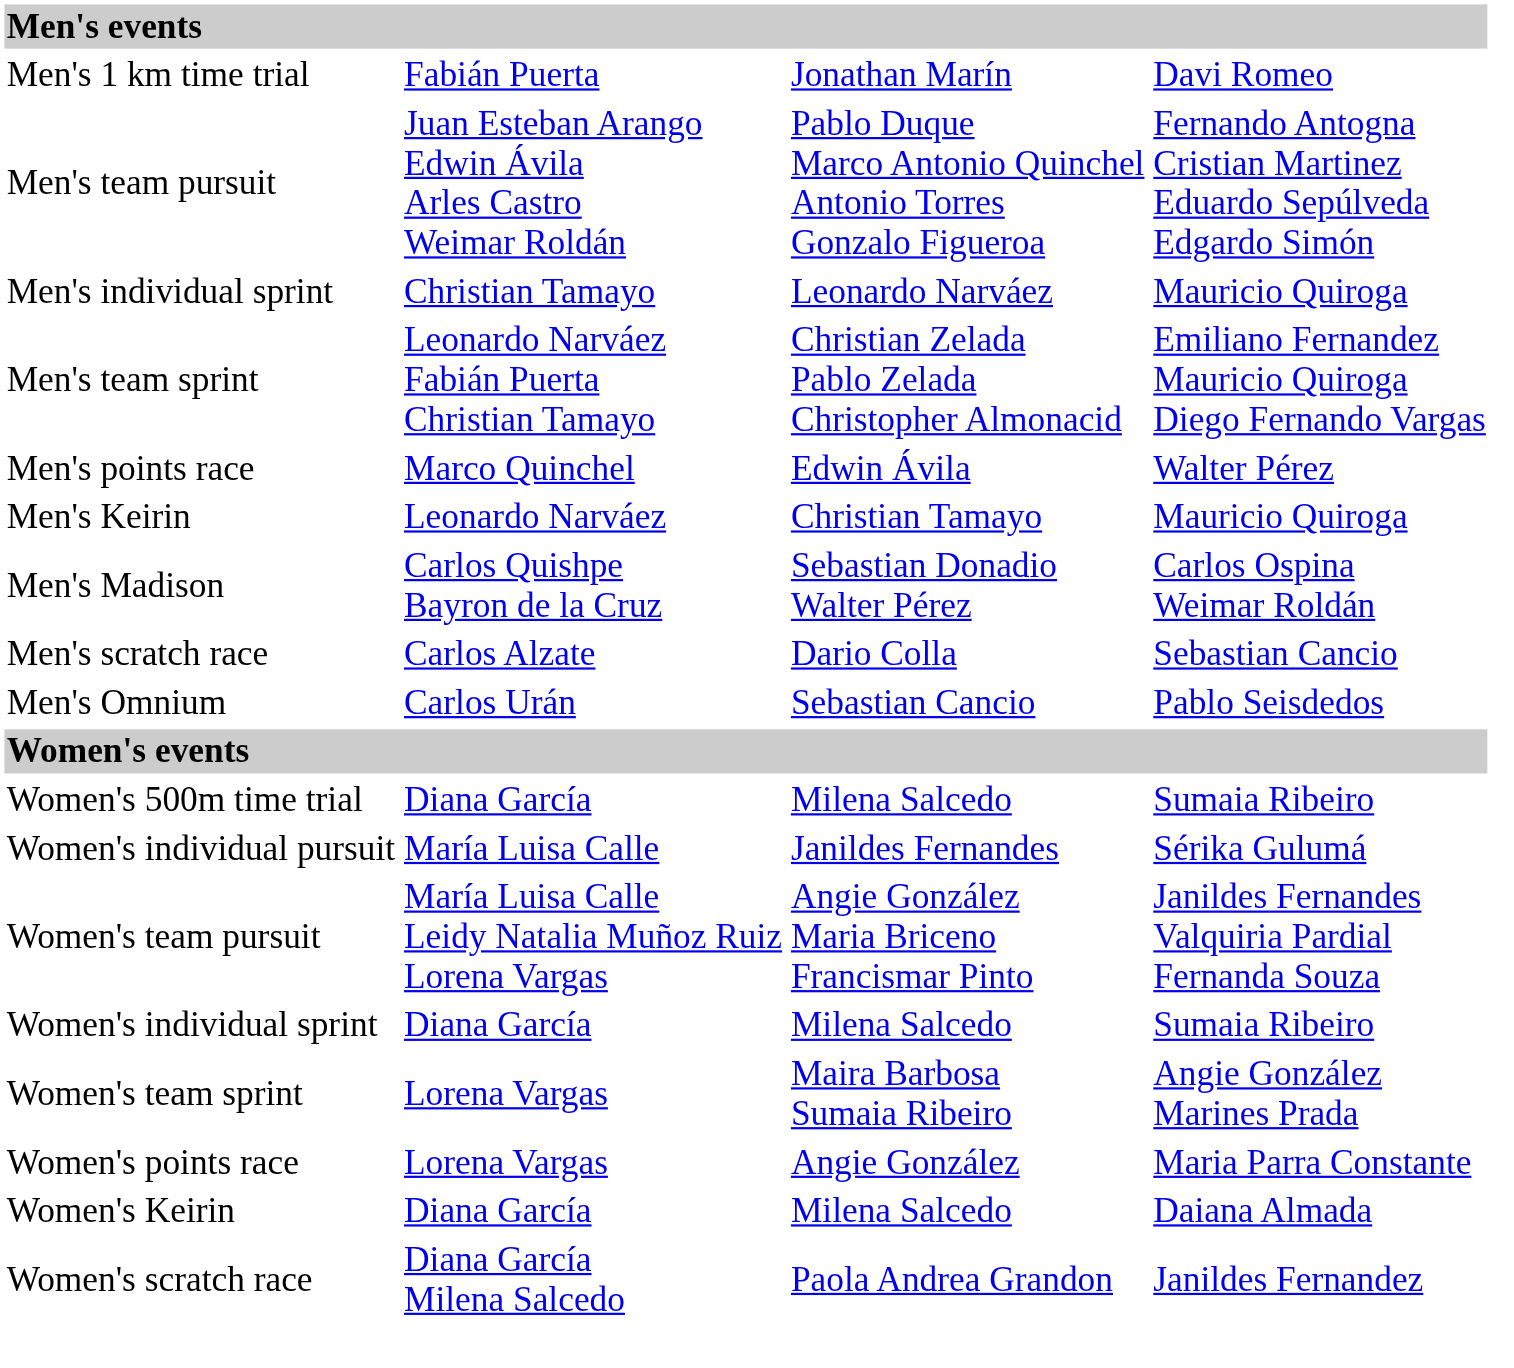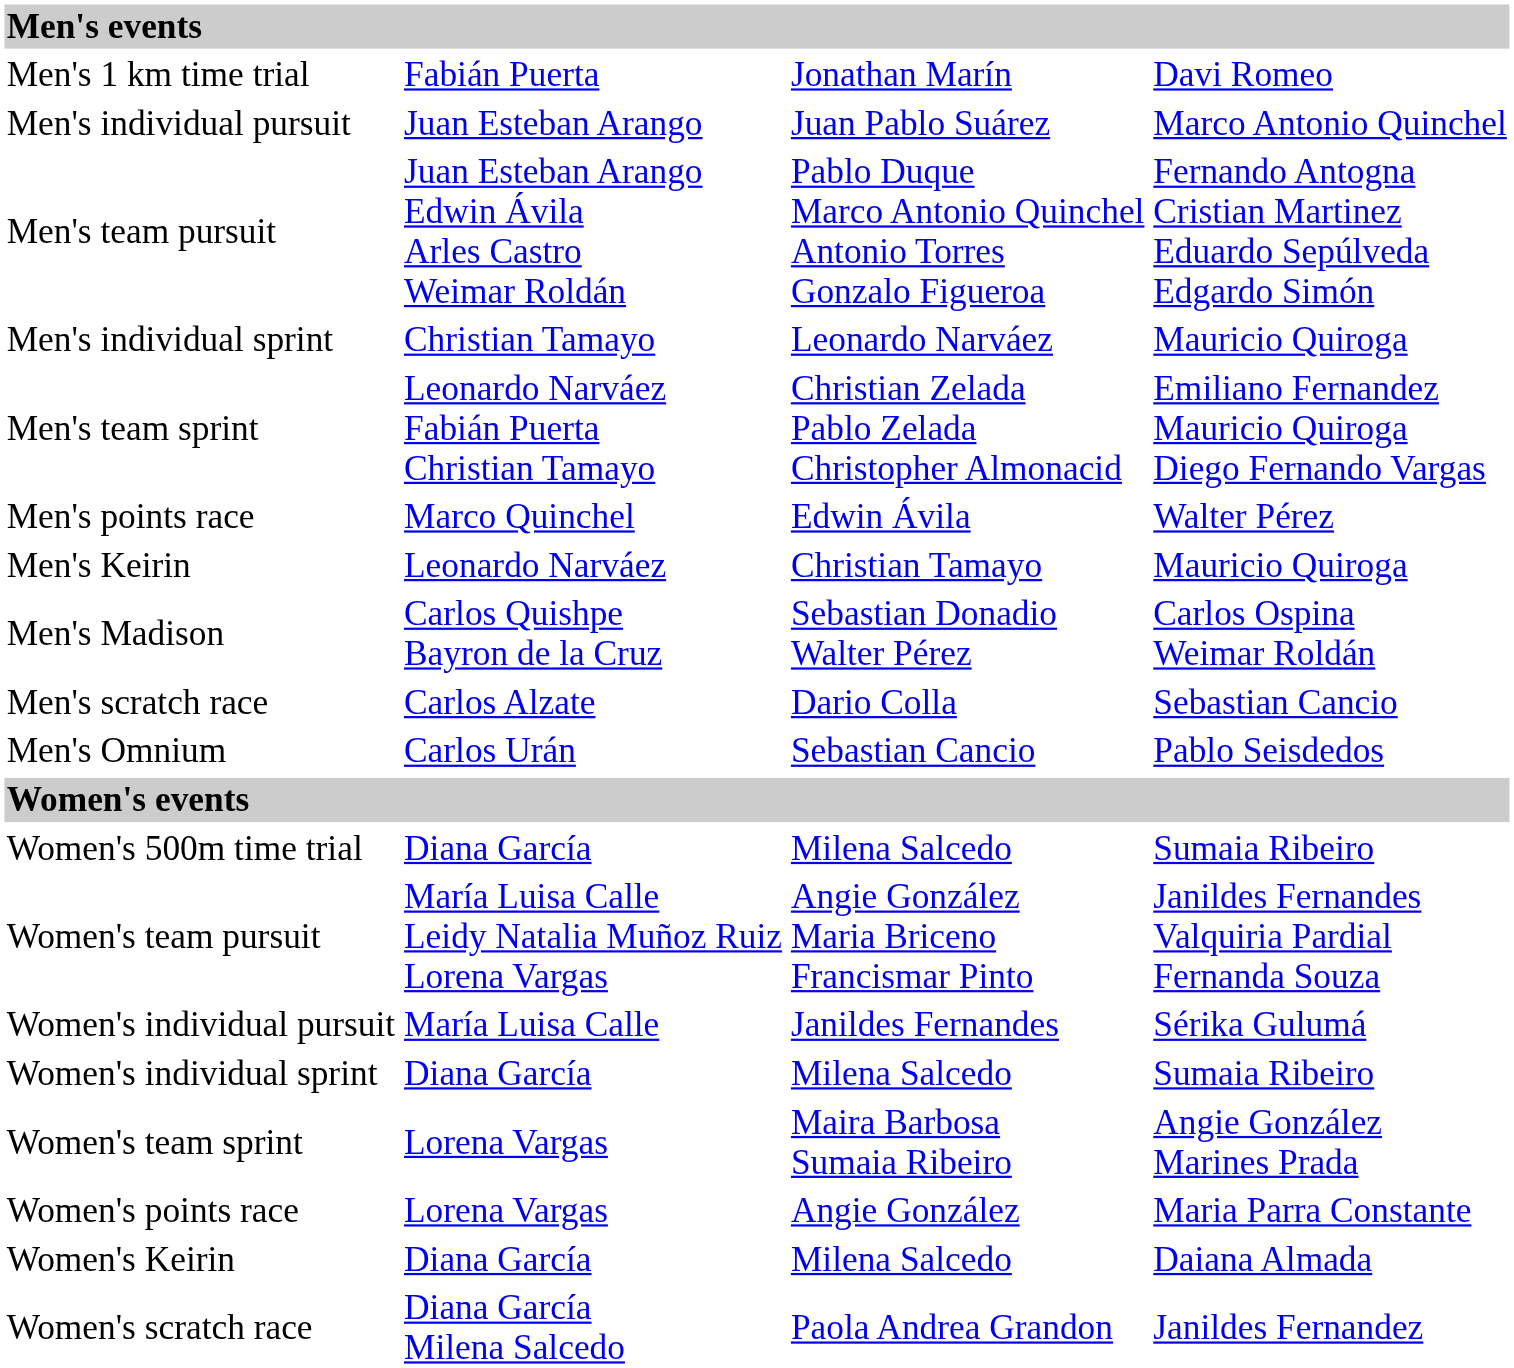+ row: (179, 123)
rows swapped: (201, 848) <-> (164, 936)
